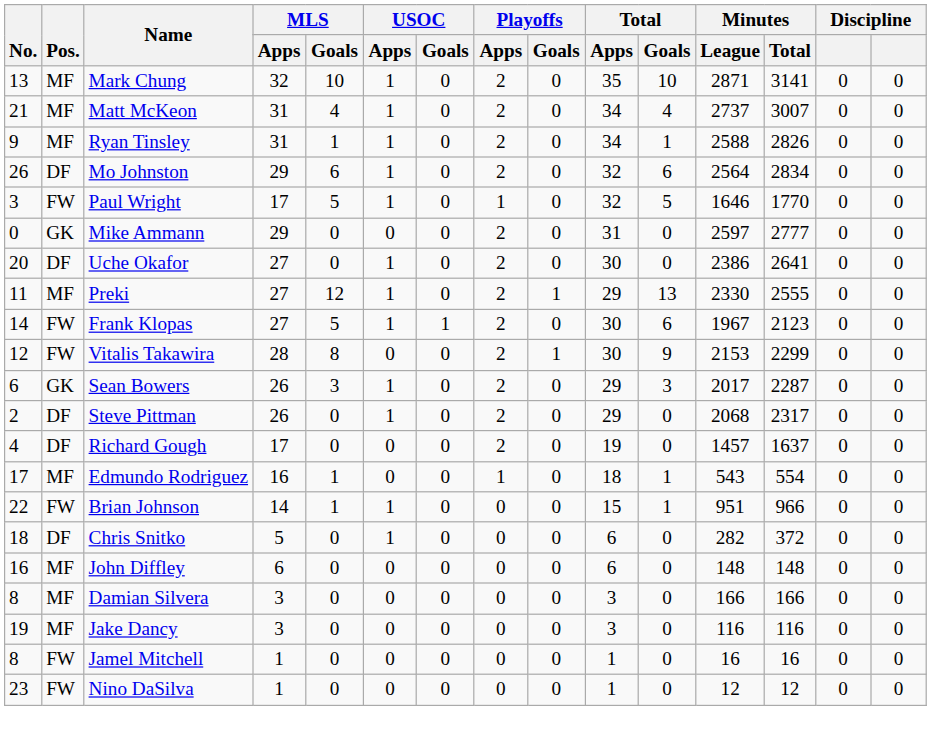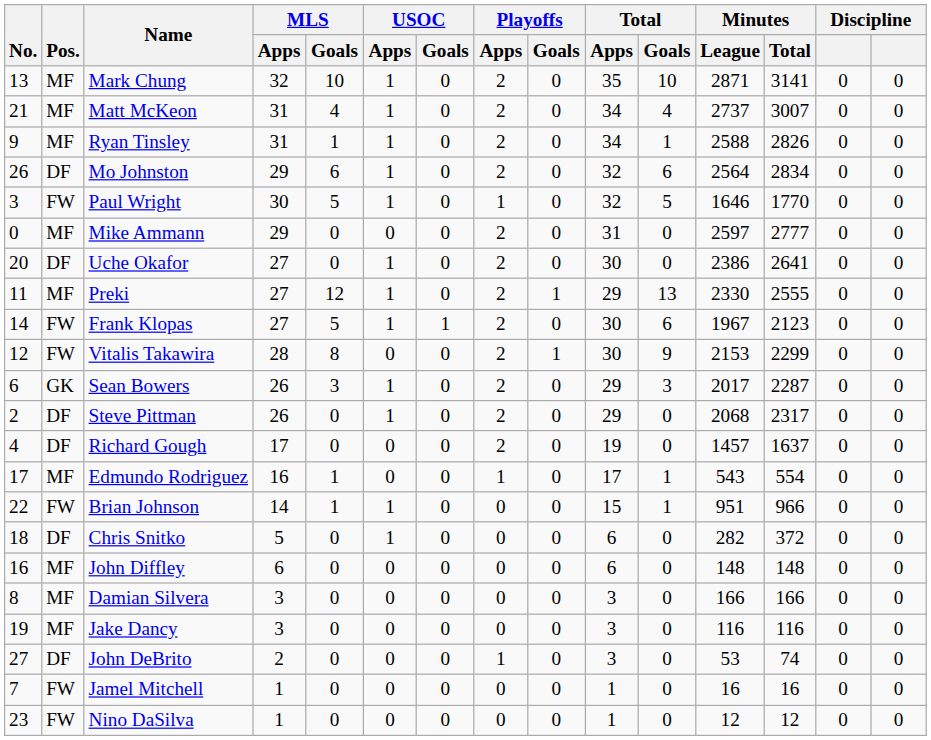(279, 202) 17 -> (279, 202) 30
(60, 232) GK -> (60, 232) MF
(612, 476) 18 -> (612, 476) 17
+ row: (140, 659)
(14, 659) 8 -> (14, 689) 7
